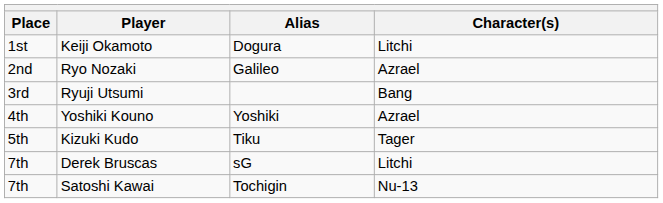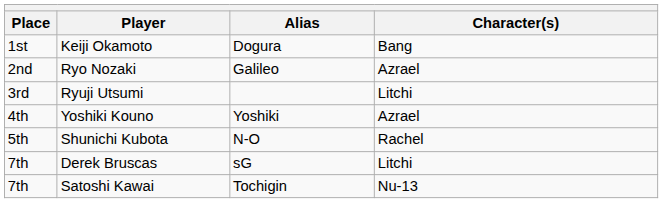(395, 46) Litchi -> (395, 46) Bang
(395, 92) Bang -> (395, 92) Litchi
+ row: (114, 139)
- row: (100, 139)
